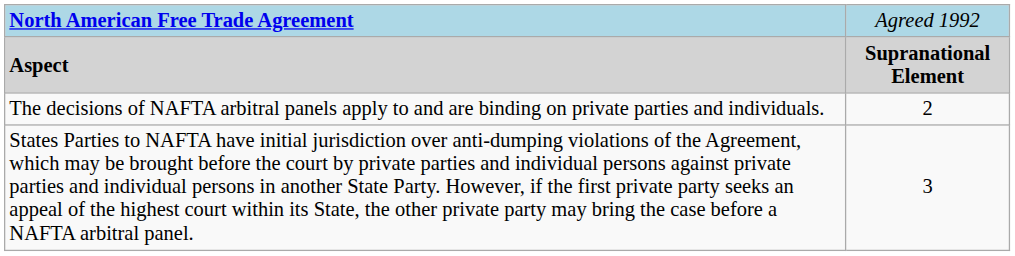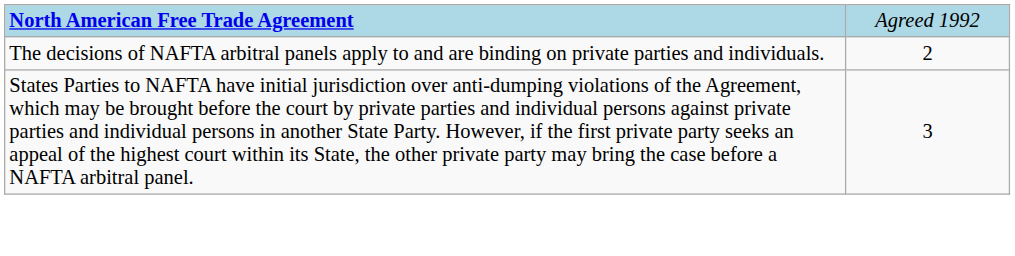- row: (39, 64)
